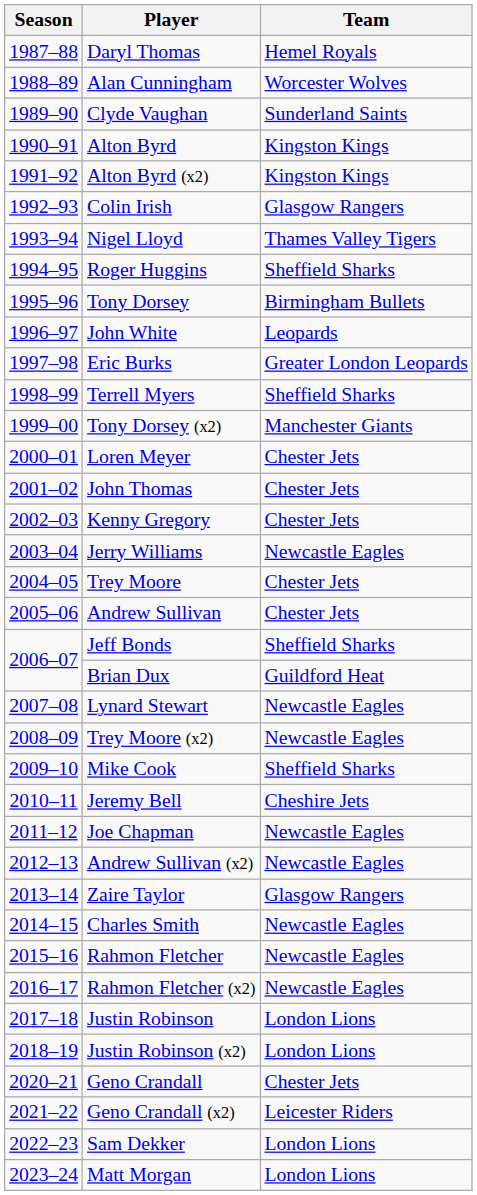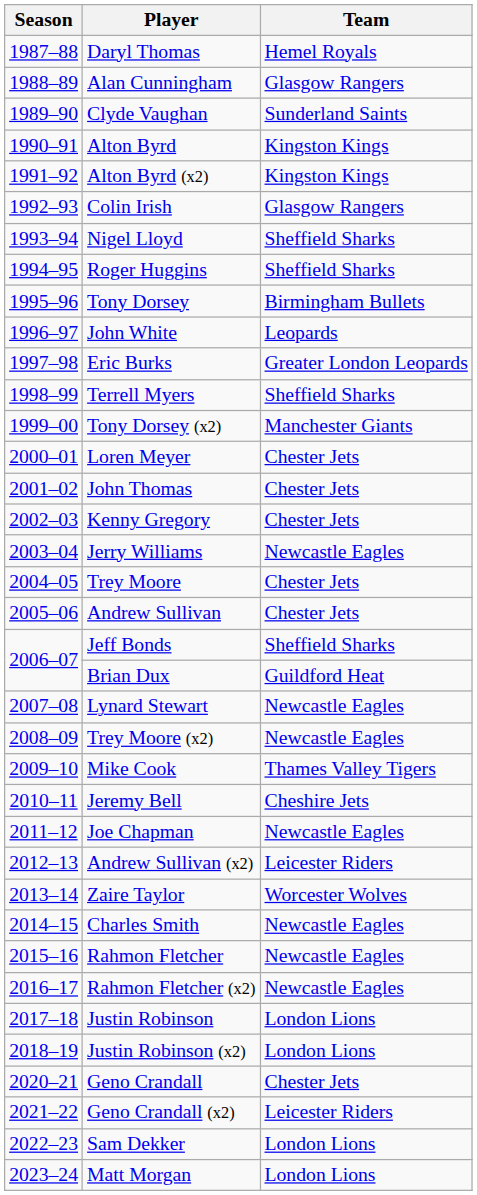(336, 82) Worcester Wolves -> (334, 82) Glasgow Rangers
(350, 238) Thames Valley Tigers -> (330, 238) Sheffield Sharks
(330, 769) Sheffield Sharks -> (350, 769) Thames Valley Tigers
(334, 862) Newcastle Eagles -> (329, 862) Leicester Riders
(334, 894) Glasgow Rangers -> (336, 894) Worcester Wolves
